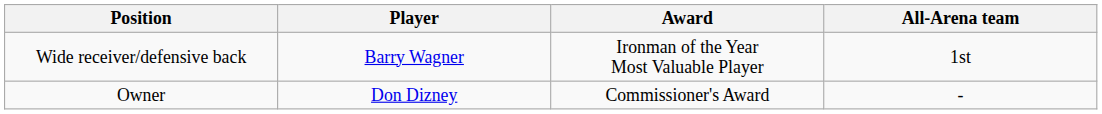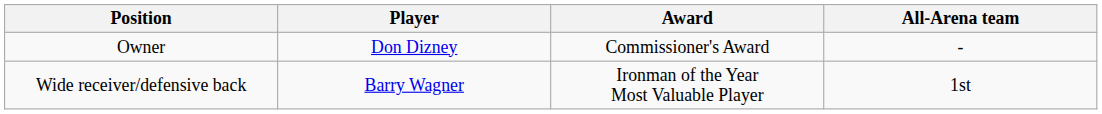rows swapped: (141, 56) <-> (141, 94)
